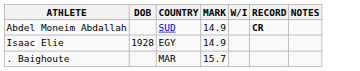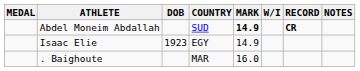+ column: (21, 12)
(214, 28) normal -> (248, 28) bold
(143, 43) 1928 -> (176, 43) 1923
(214, 58) 15.7 -> (248, 58) 16.0
